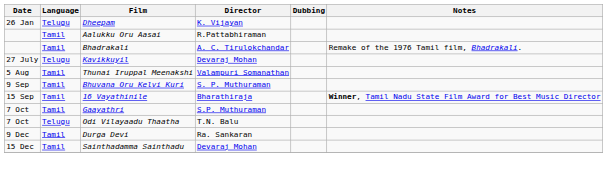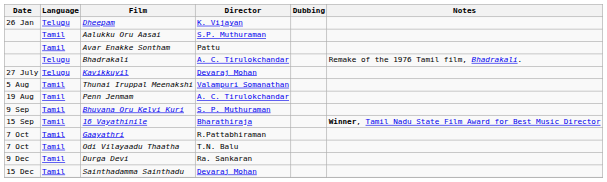(231, 36) R.Pattabhiraman -> (231, 36) S.P. Muthuraman
+ row: (126, 48)
(54, 48) Tamil -> (56, 60) Telugu
+ row: (108, 97)
(231, 110) S.P. Muthuraman -> (231, 134) R.Pattabhiraman
(56, 122) Telugu -> (54, 147) Tamil
